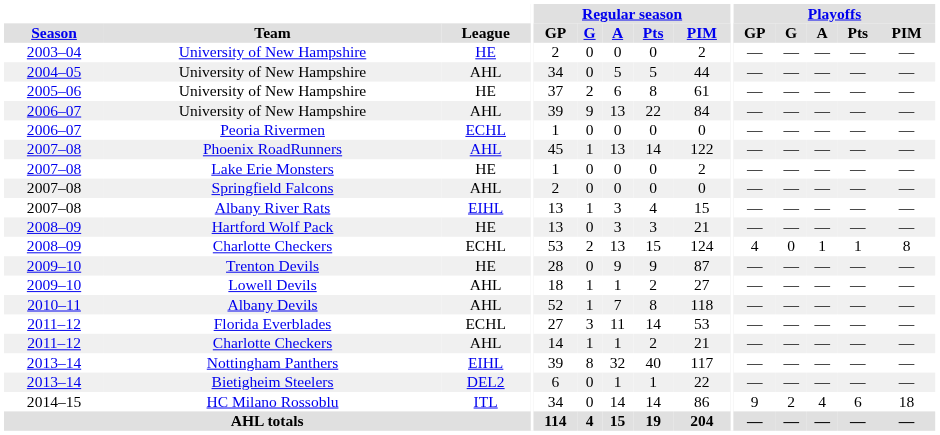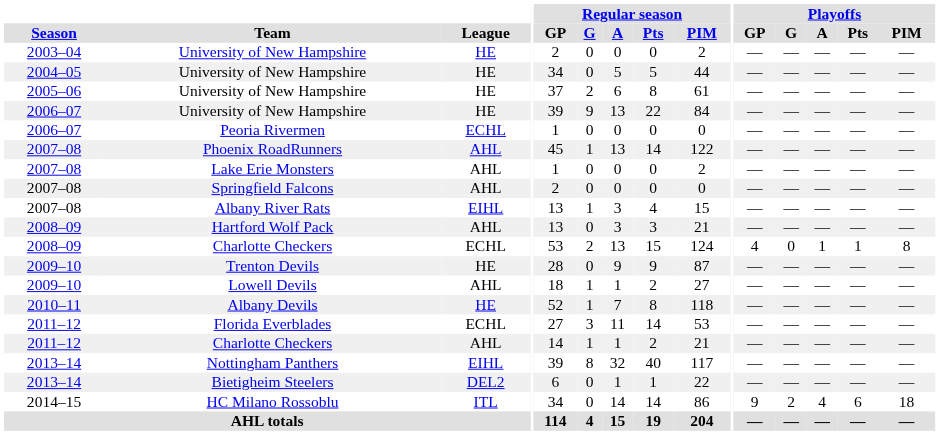(486, 71) AHL -> (486, 71) HE
(486, 110) AHL -> (486, 110) HE
(486, 168) HE -> (486, 168) AHL
(486, 227) HE -> (486, 227) AHL
(486, 304) AHL -> (486, 304) HE
